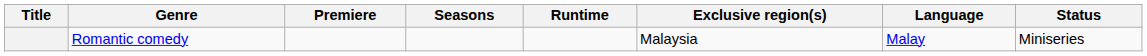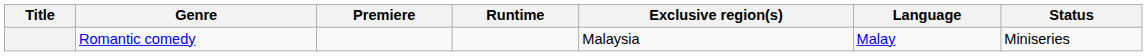- column: (464, 16)
